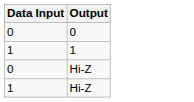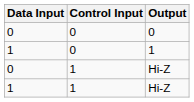+ column: (106, 13)
